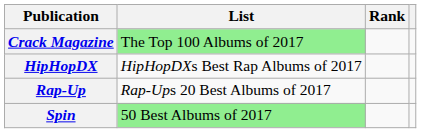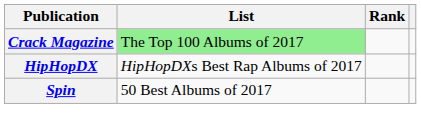- row: (61, 90)
(196, 115) lightgreen background -> (196, 90) no background
